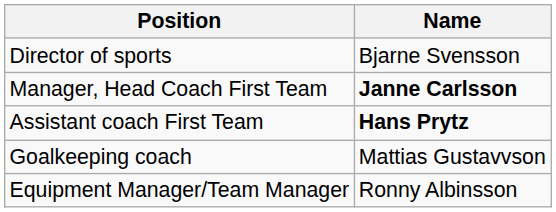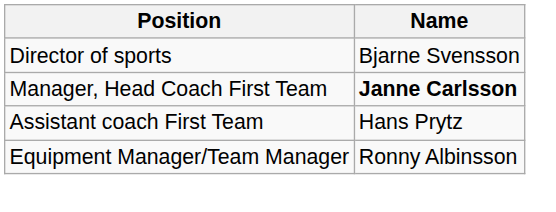(414, 122) bold -> (411, 122) normal
- row: (101, 156)
